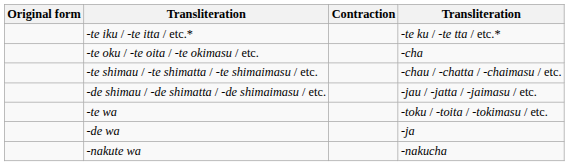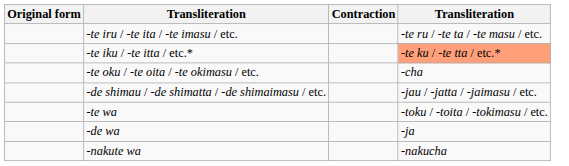+ row: (162, 33)
(451, 33) no background -> (451, 53) lightsalmon background
- row: (202, 72)
